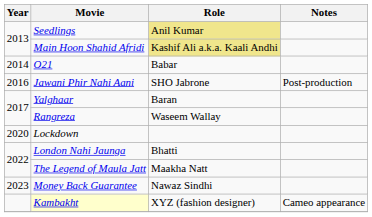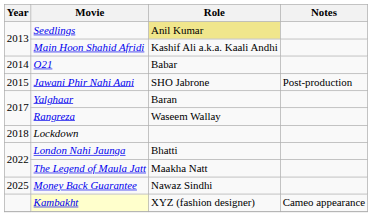(214, 47) khaki background -> (214, 47) no background
(18, 82) 2016 -> (18, 82) 2015
(18, 133) 2020 -> (18, 133) 2018
(18, 185) 2023 -> (18, 185) 2025
